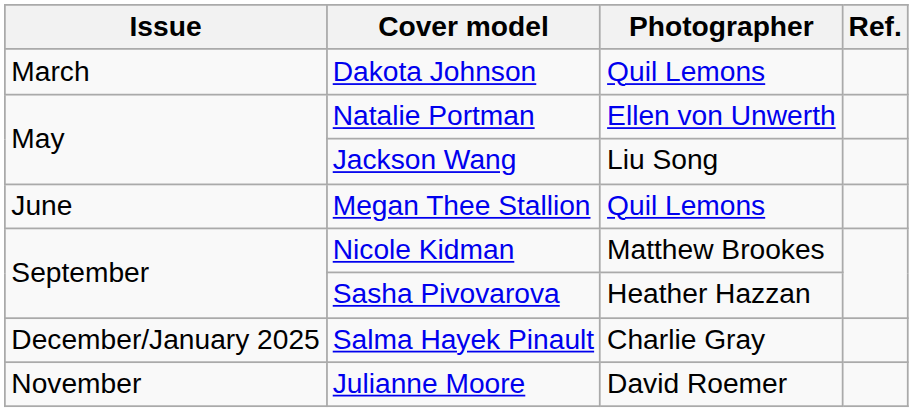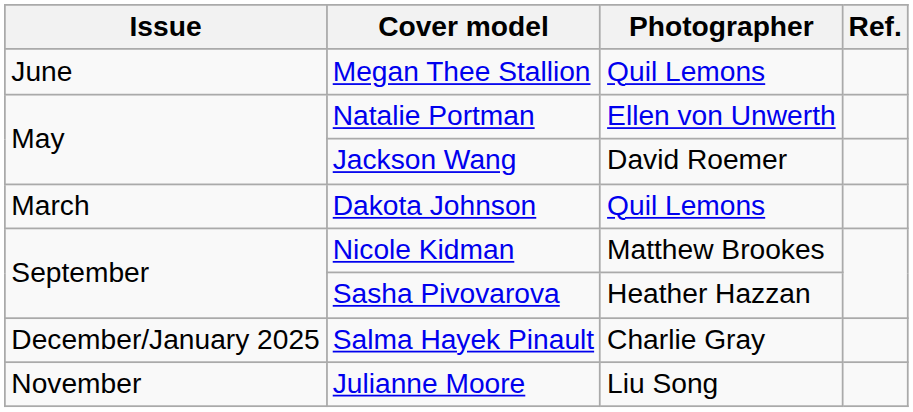rows swapped: (434, 71) <-> (462, 205)
(663, 160) Liu Song -> (697, 160) David Roemer
(697, 384) David Roemer -> (663, 384) Liu Song
